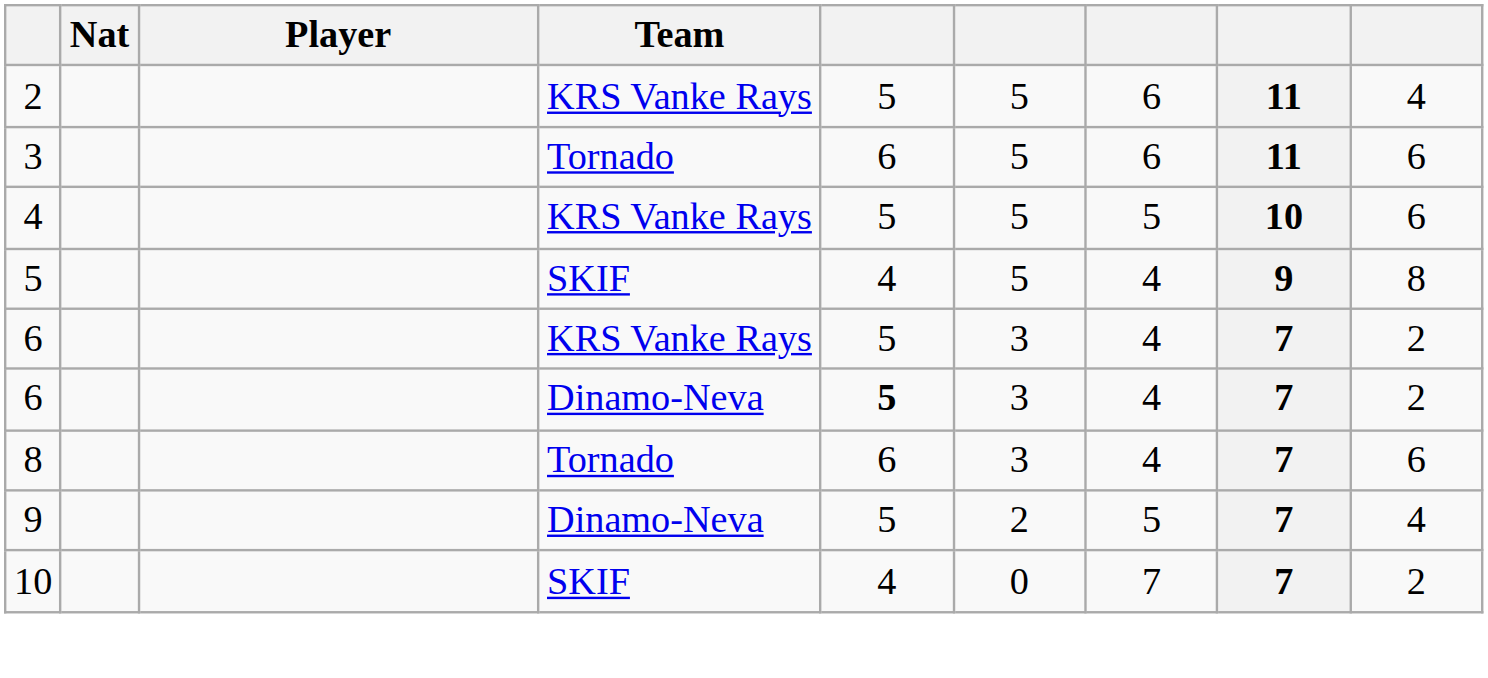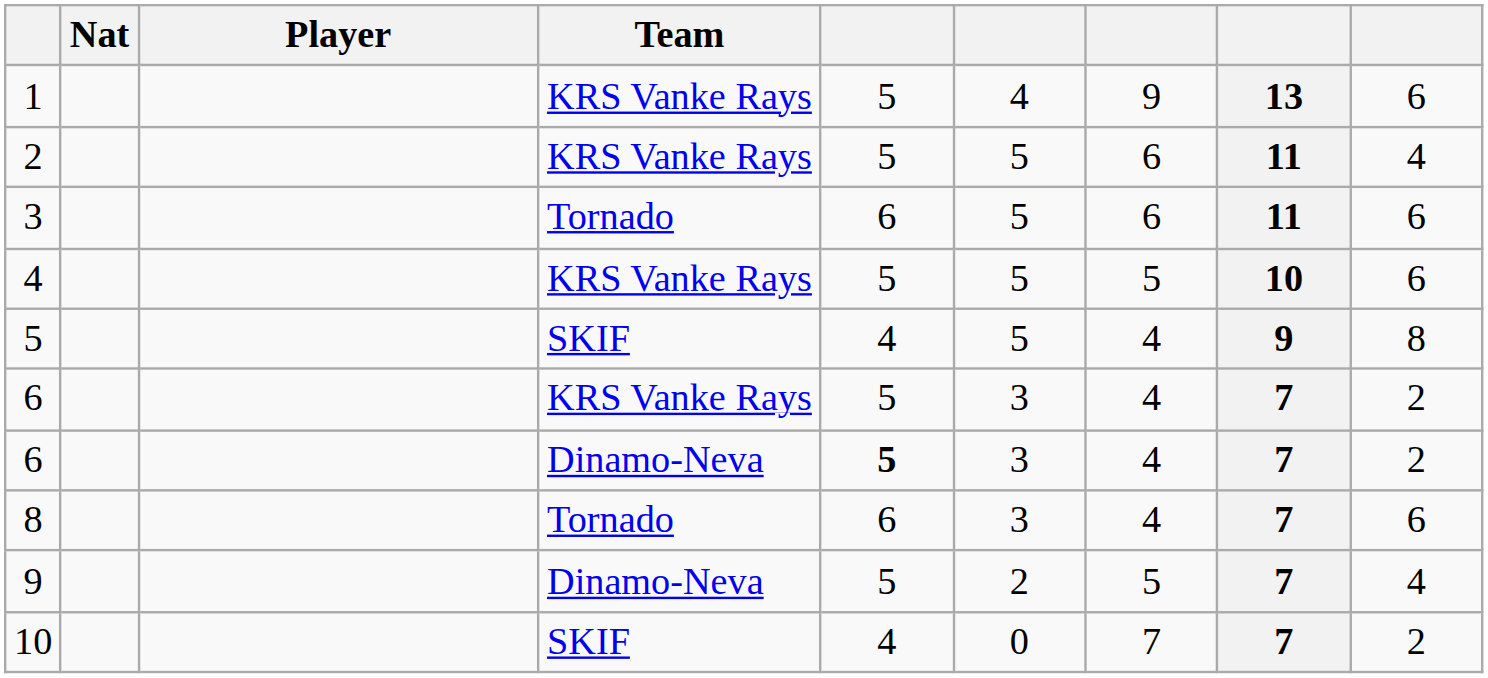+ row: (33, 95)
